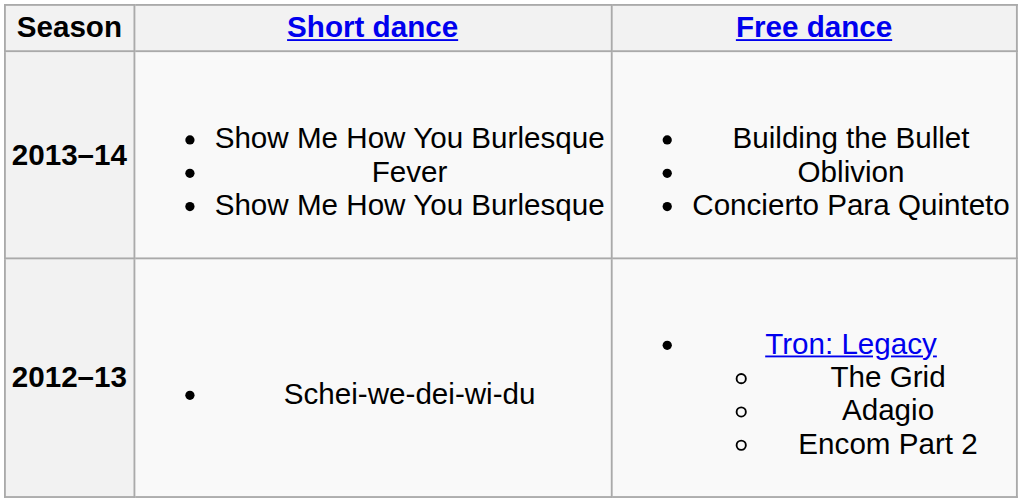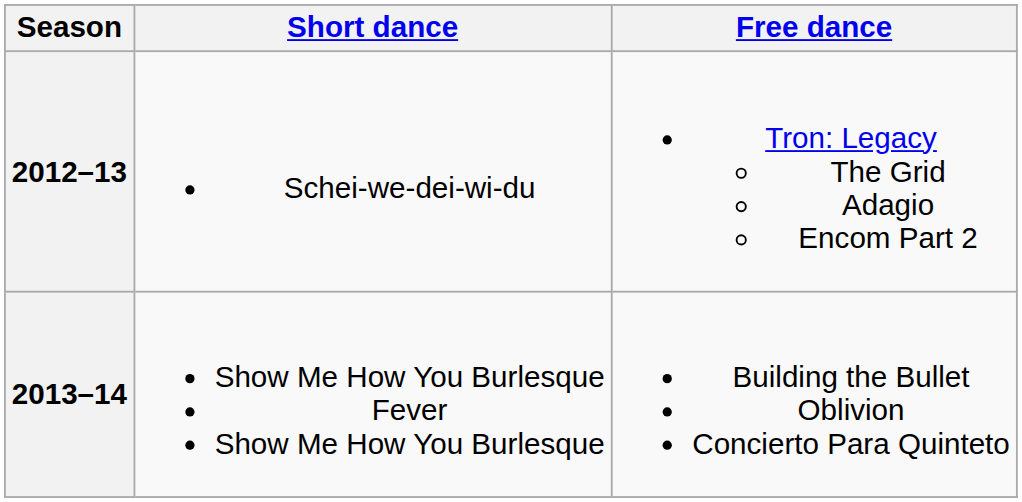rows swapped: (69, 154) <-> (69, 377)
